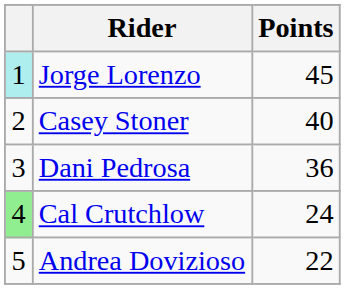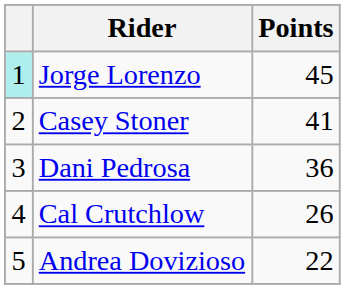(319, 121) 40 -> (319, 121) 41
(19, 214) lightgreen background -> (19, 214) no background
(319, 214) 24 -> (319, 214) 26
